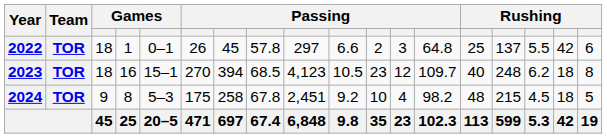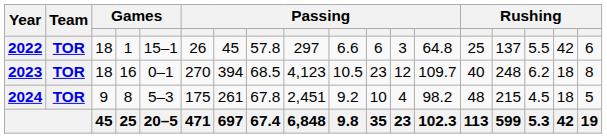(161, 48) 0–1 -> (161, 48) 15–1
(378, 48) 2 -> (378, 48) 6
(161, 72) 15–1 -> (161, 72) 0–1
(230, 96) 258 -> (230, 96) 261
